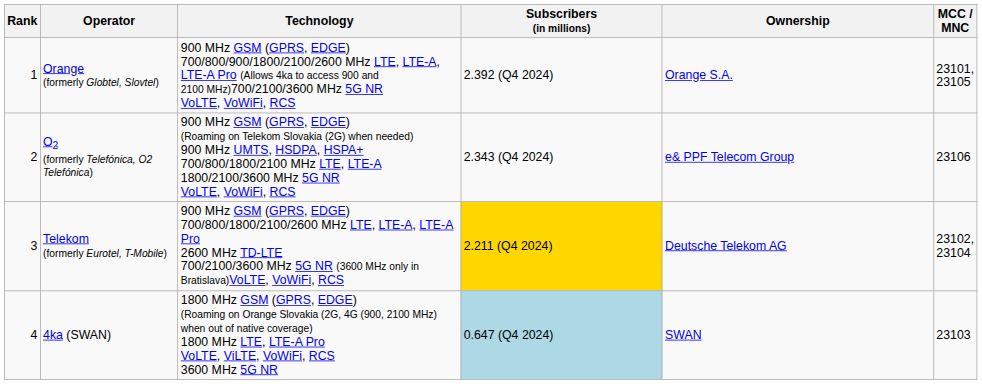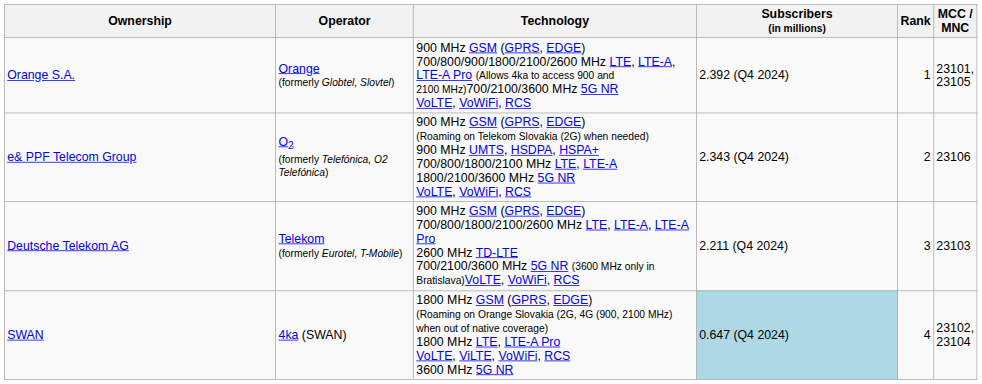columns swapped: (22, 21) <-> (798, 21)
(508, 246) gold background -> (744, 246) no background
(955, 246) 23102, 23104 -> (954, 246) 23103
(954, 334) 23103 -> (955, 334) 23102, 23104
